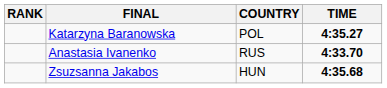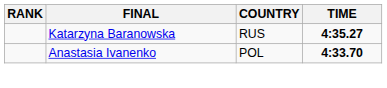(251, 33) POL -> (252, 33) RUS
(252, 53) RUS -> (251, 53) POL
- row: (103, 72)
